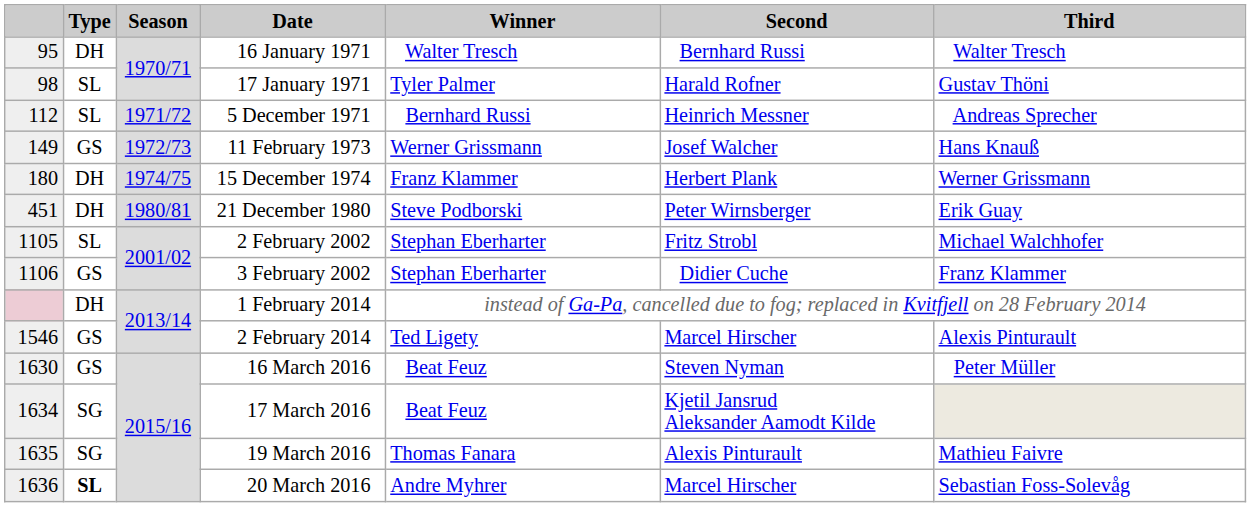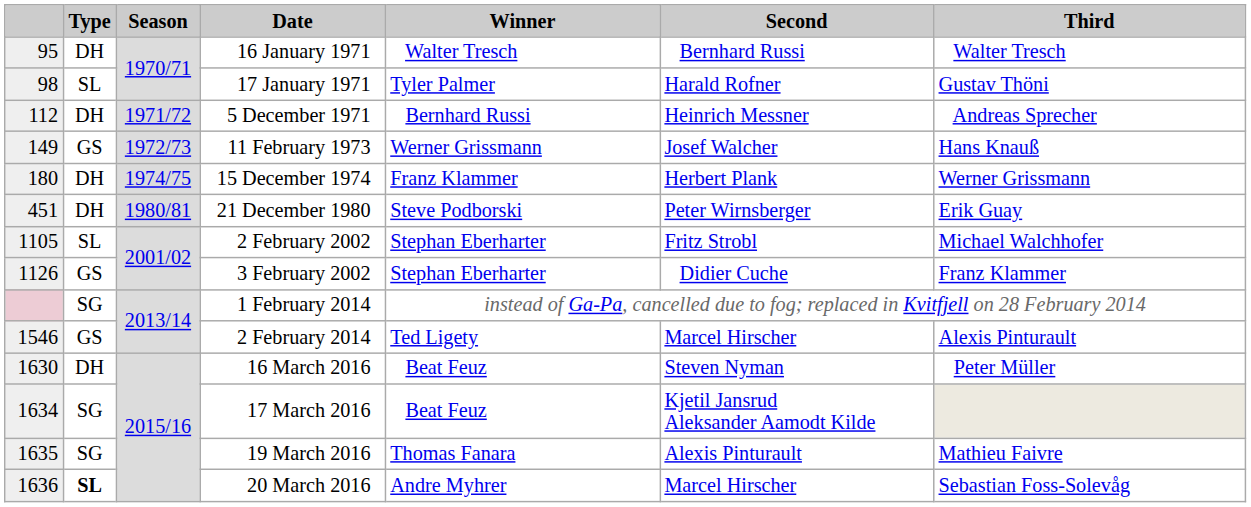(90, 115) SL -> (90, 115) DH
(38, 273) 1106 -> (38, 273) 1126
(90, 305) DH -> (90, 305) SG
(90, 368) GS -> (90, 368) DH
